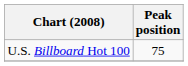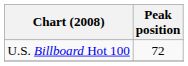(158, 50) 75 -> (158, 50) 72
